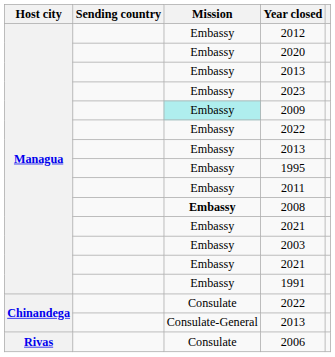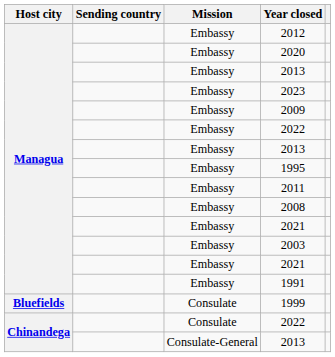(212, 110) paleturquoise background -> (212, 110) no background
(212, 206) bold -> (212, 206) normal
+ row: (39, 303)
- row: (39, 341)
